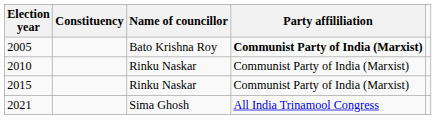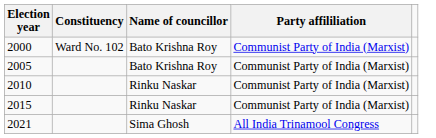+ row: (19, 47)
(328, 47) bold -> (321, 66) normal
